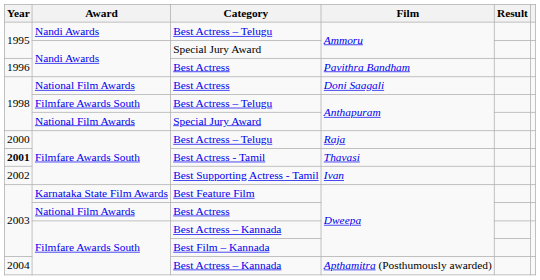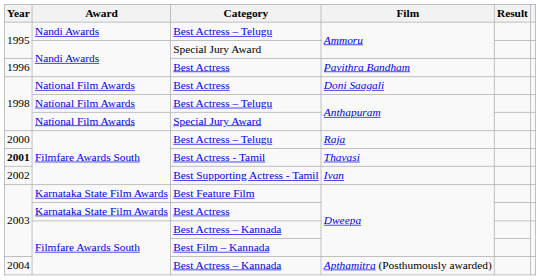(87, 103) Filmfare Awards South -> (85, 103) National Film Awards
(85, 211) National Film Awards -> (101, 211) Karnataka State Film Awards
